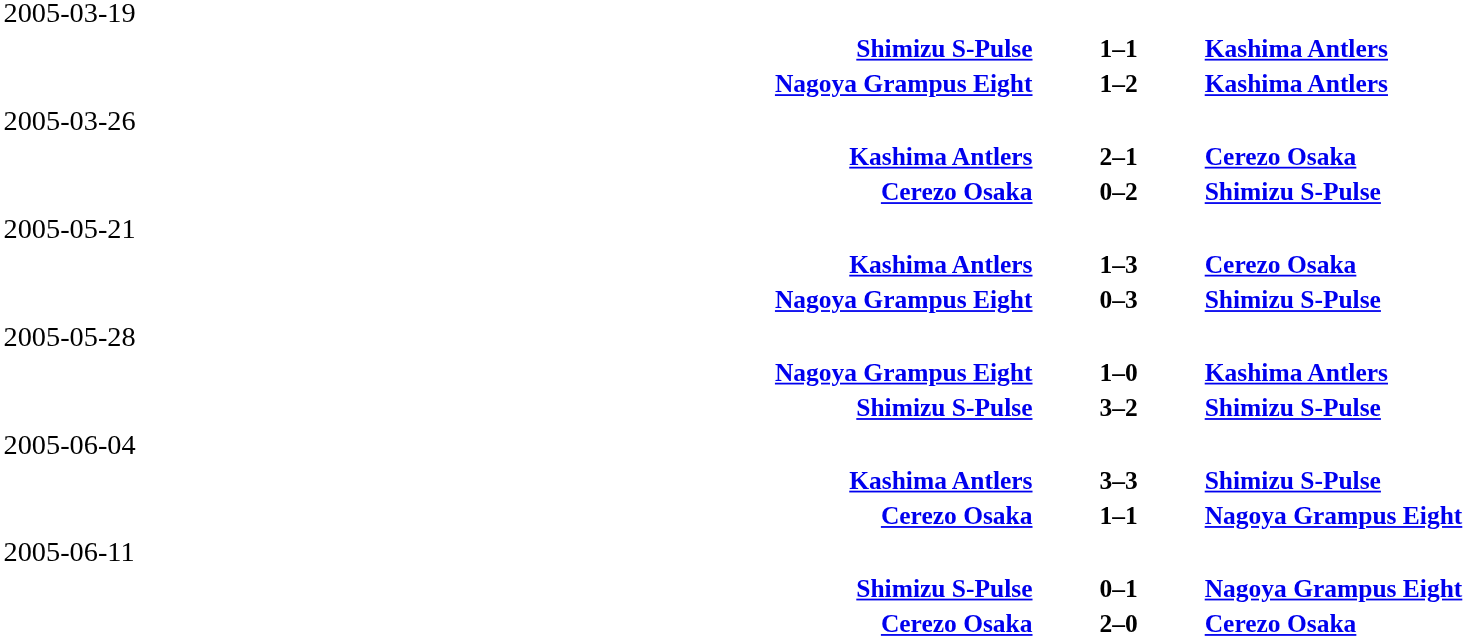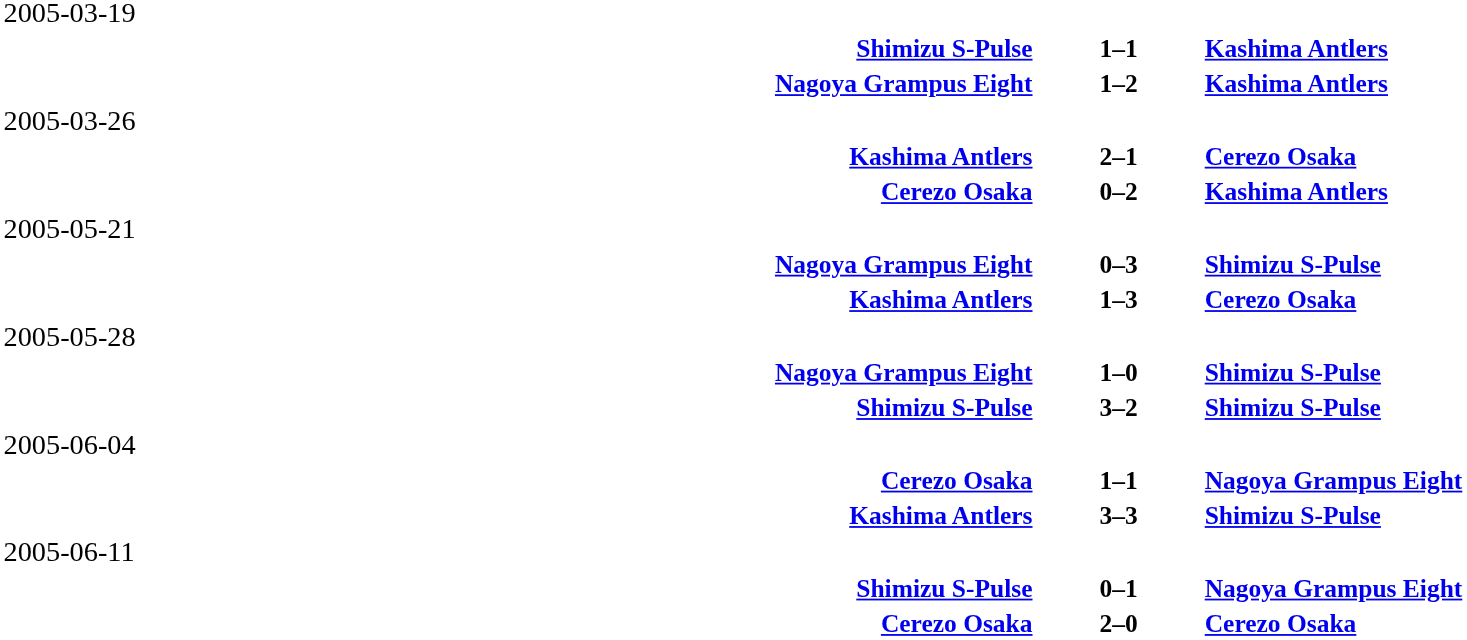(1293, 192) Shimizu S-Pulse -> (1296, 192) Kashima Antlers
rows swapped: (941, 264) <-> (904, 300)
(1296, 372) Kashima Antlers -> (1293, 372) Shimizu S-Pulse
rows swapped: (941, 480) <-> (957, 515)
